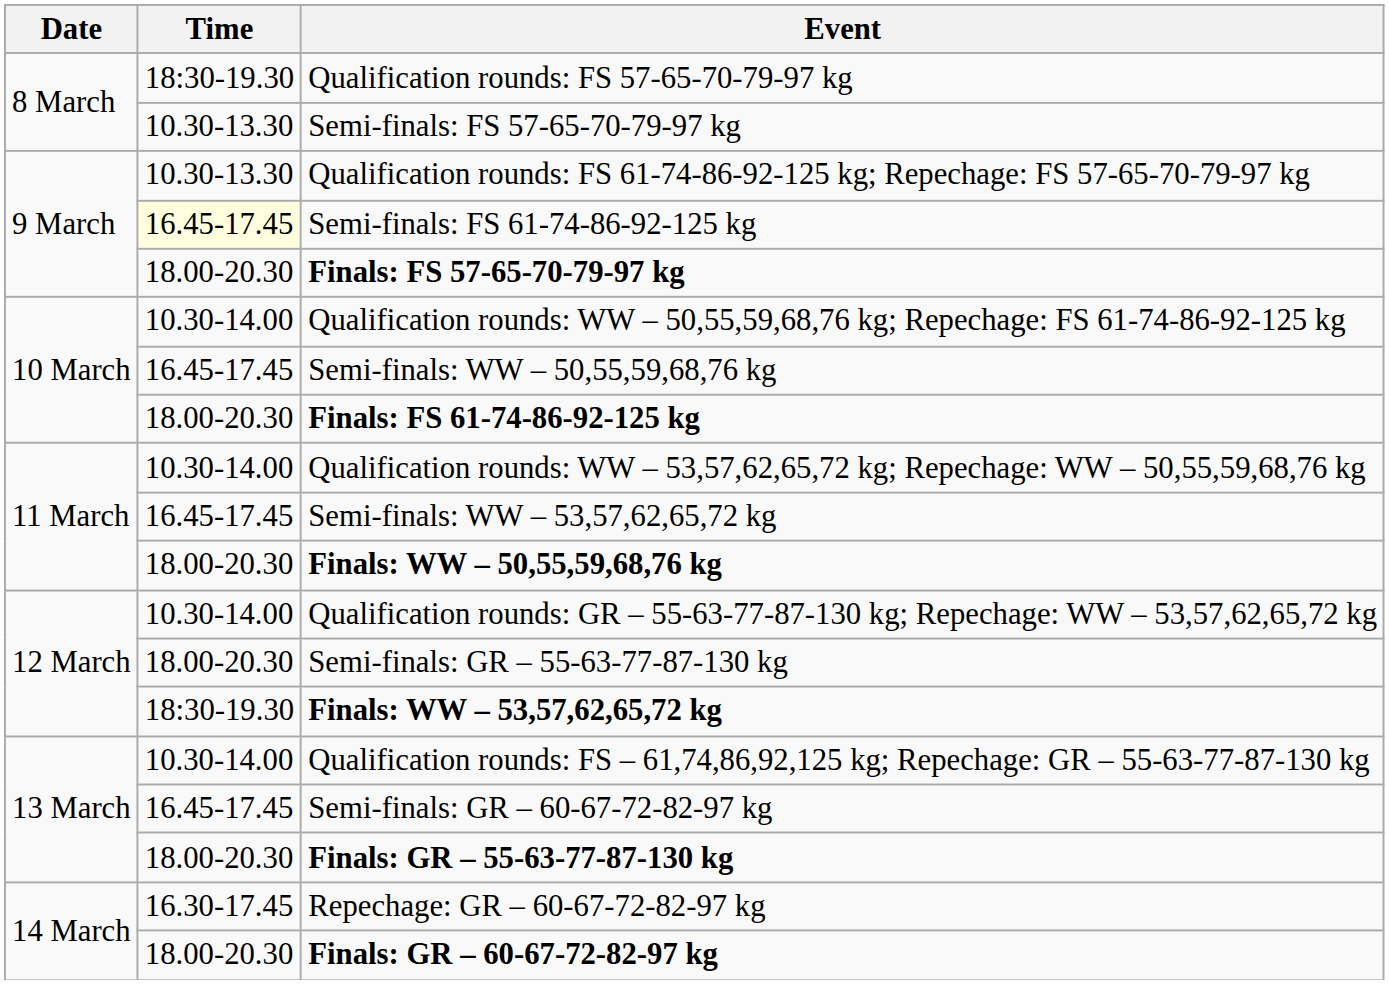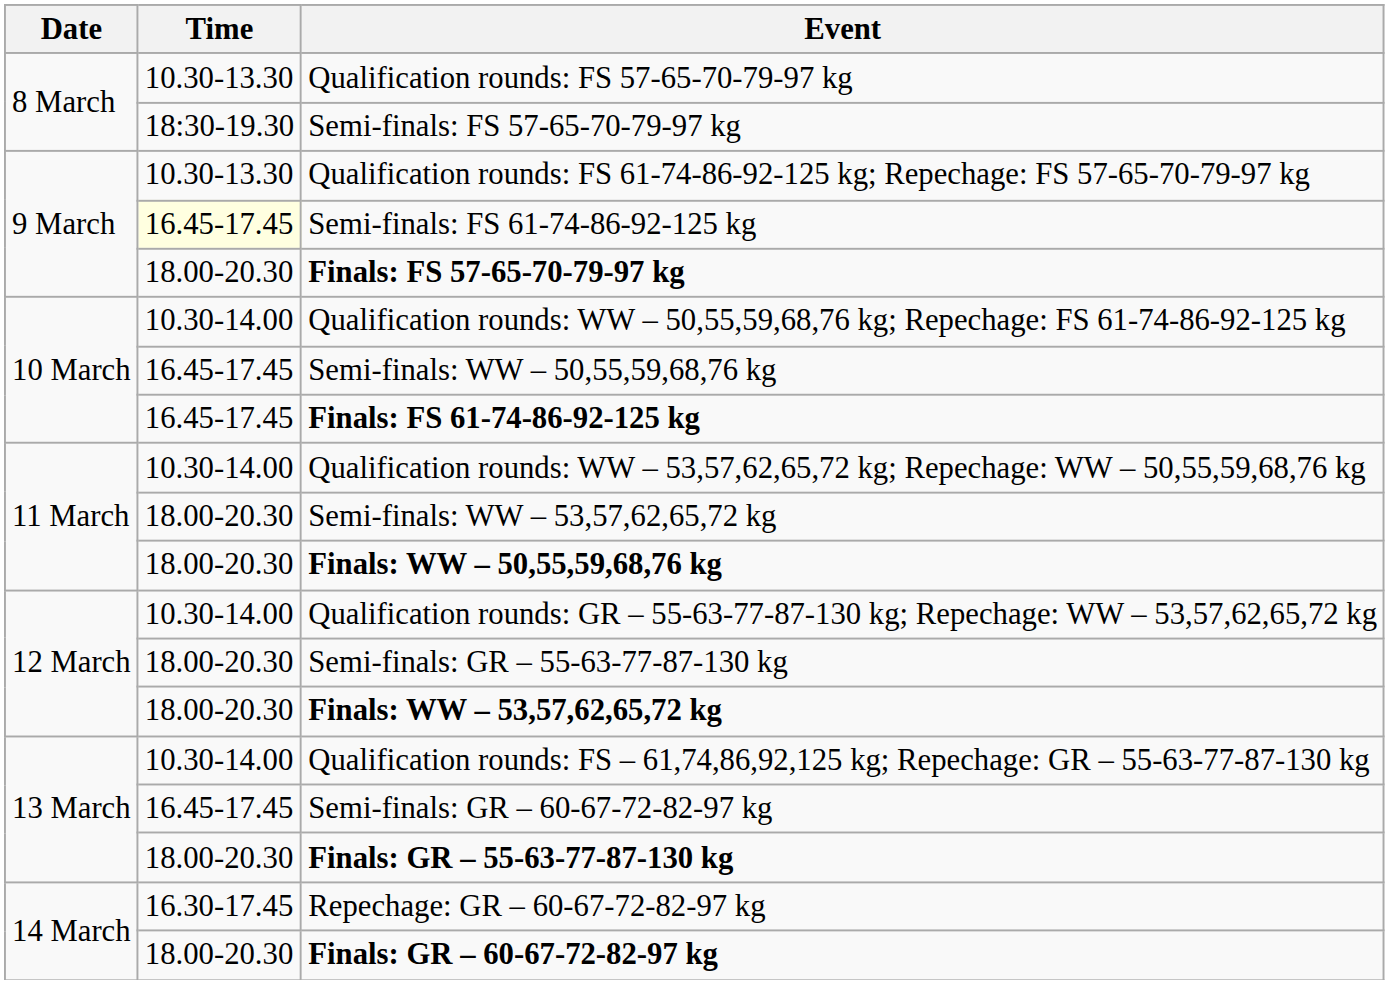(219, 77) 18:30-19.30 -> (219, 77) 10.30-13.30
(219, 126) 10.30-13.30 -> (219, 126) 18:30-19.30
(219, 418) 18.00-20.30 -> (219, 418) 16.45-17.45
(219, 516) 16.45-17.45 -> (219, 516) 18.00-20.30
(219, 710) 18:30-19.30 -> (219, 710) 18.00-20.30
